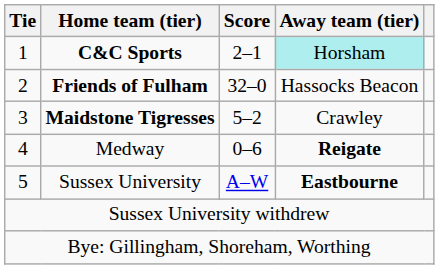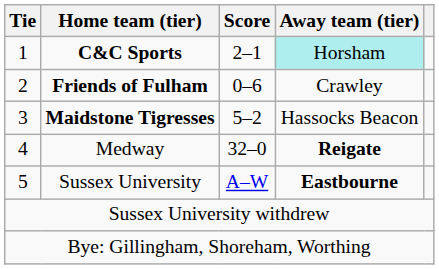(247, 84) 32–0 -> (247, 84) 0–6
(349, 84) Hassocks Beacon -> (349, 84) Crawley
(349, 117) Crawley -> (349, 117) Hassocks Beacon
(247, 149) 0–6 -> (247, 149) 32–0
